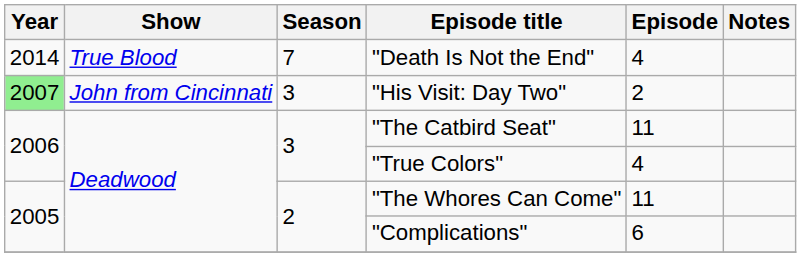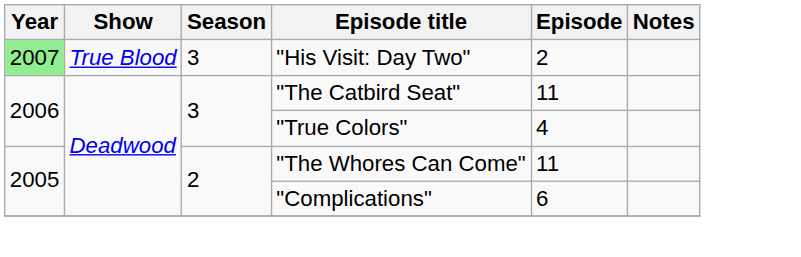- row: (483, 57)
(171, 92) John from Cincinnati -> (123, 57) True Blood
